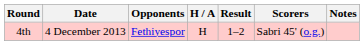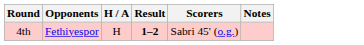- column: (85, 13)
(236, 31) normal -> (150, 31) bold
